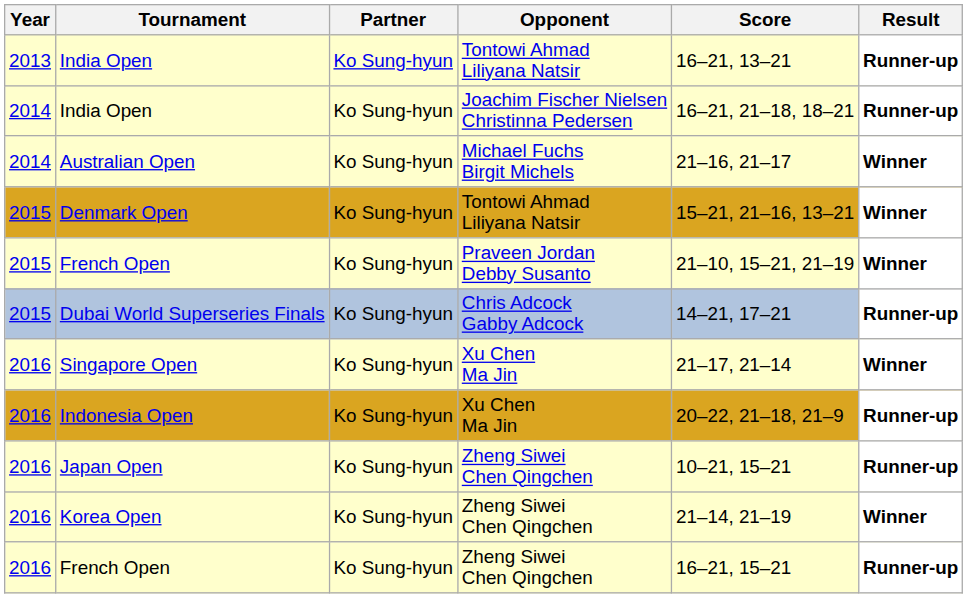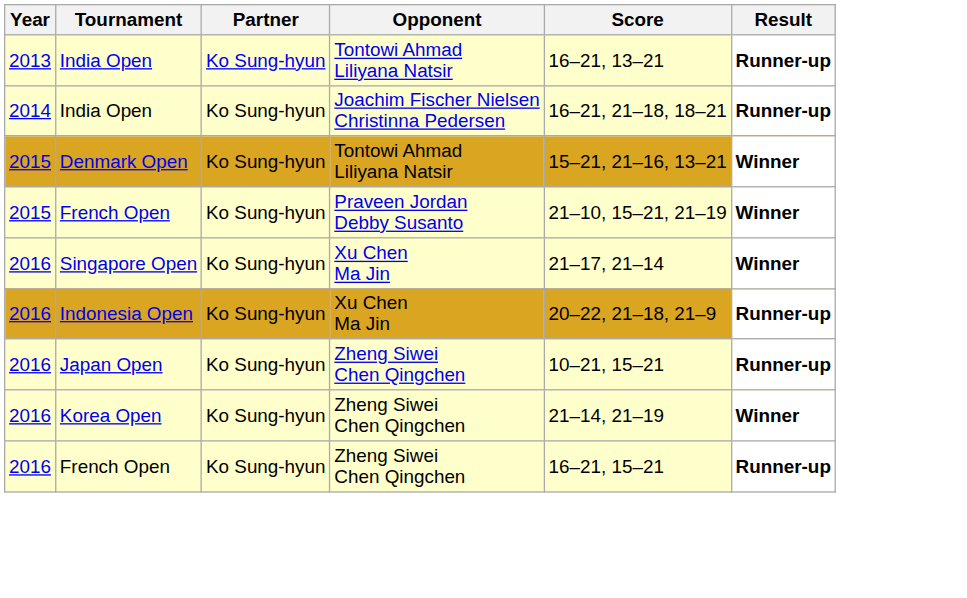- row: (127, 162)
- row: (192, 314)
